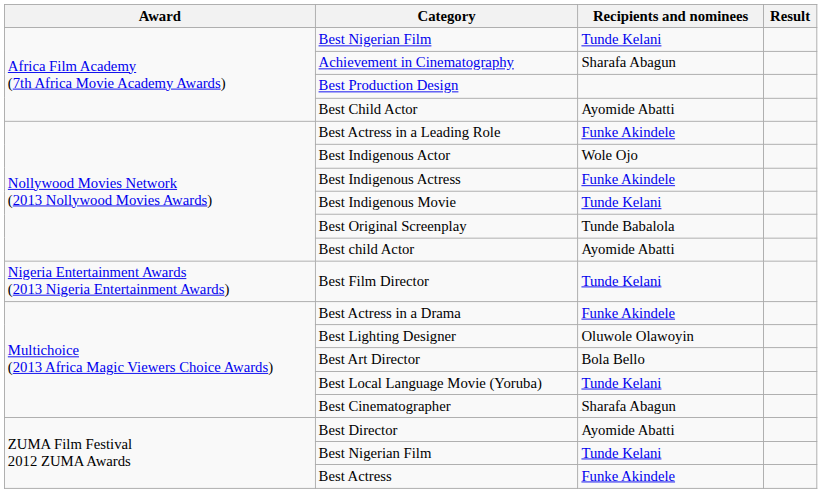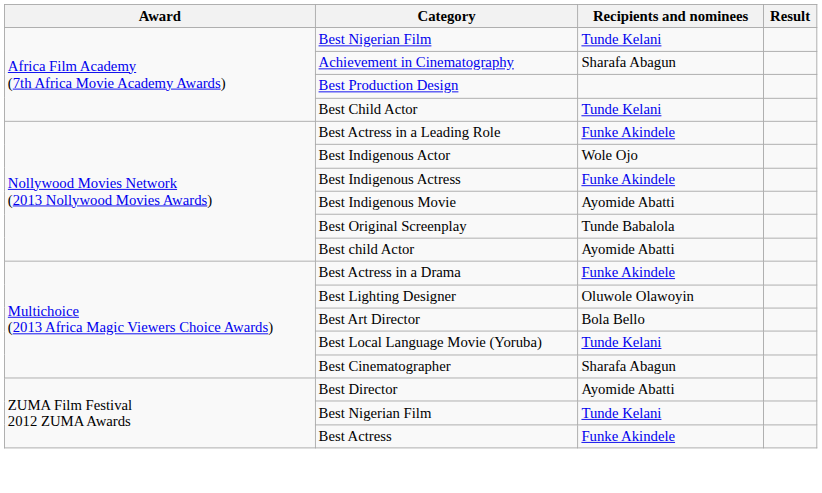(628, 109) Ayomide Abatti -> (621, 109) Tunde Kelani
(621, 202) Tunde Kelani -> (628, 202) Ayomide Abatti
- row: (119, 281)
